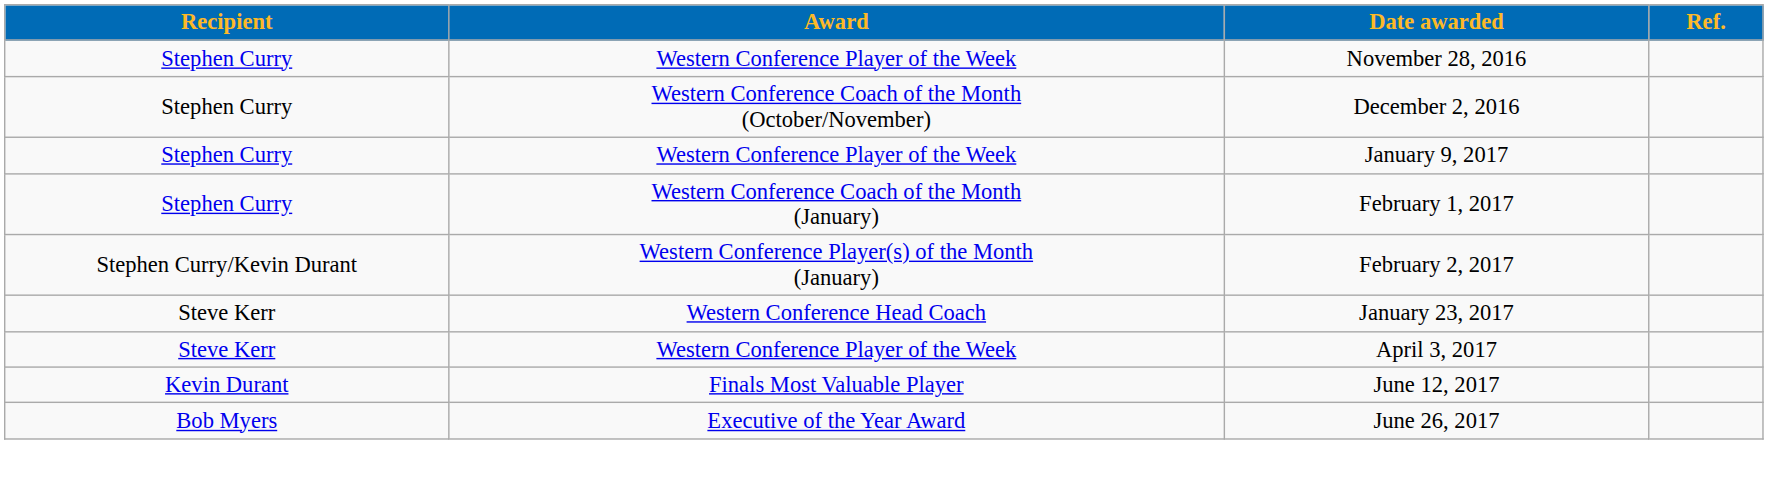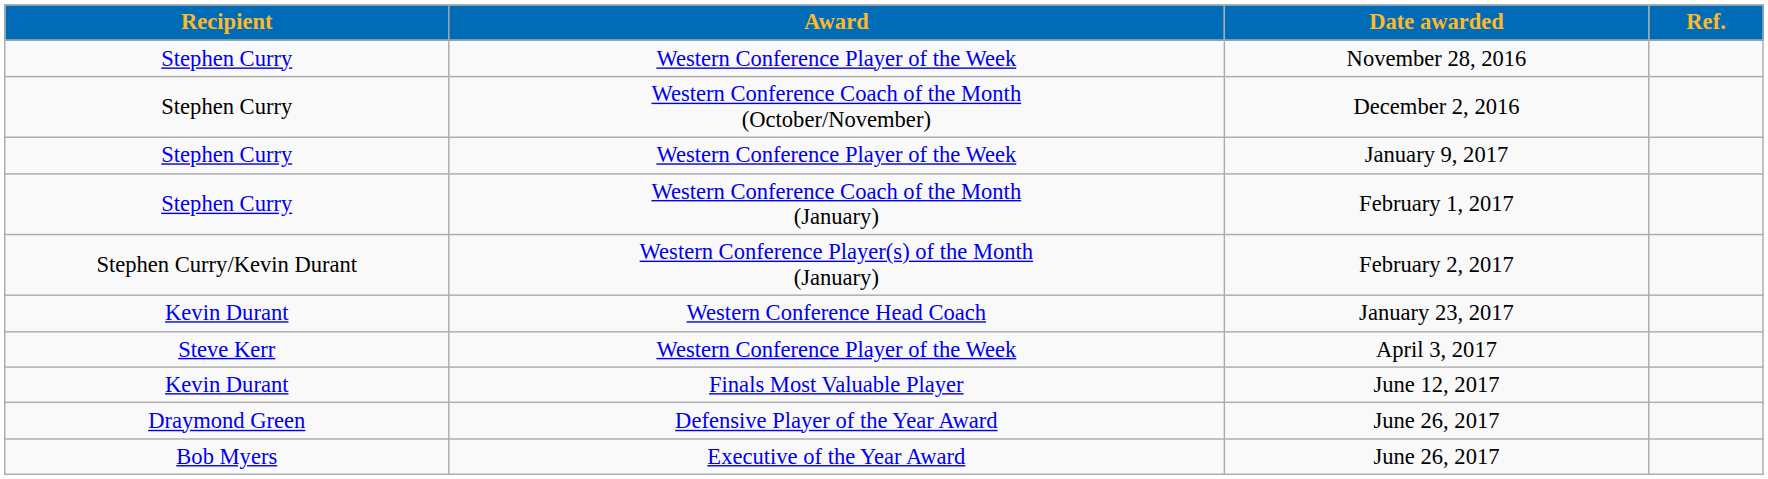(227, 313) Steve Kerr -> (227, 313) Kevin Durant
+ row: (836, 420)
